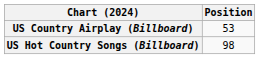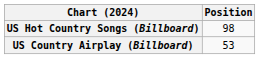rows swapped: (103, 29) <-> (103, 45)
